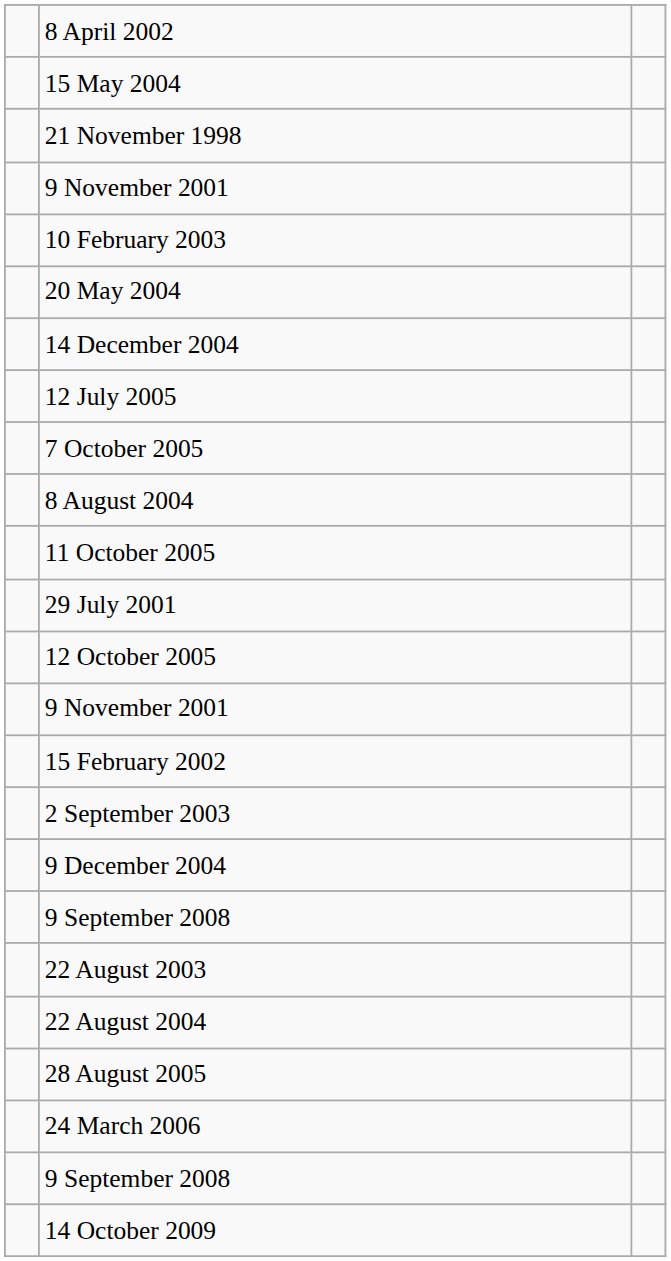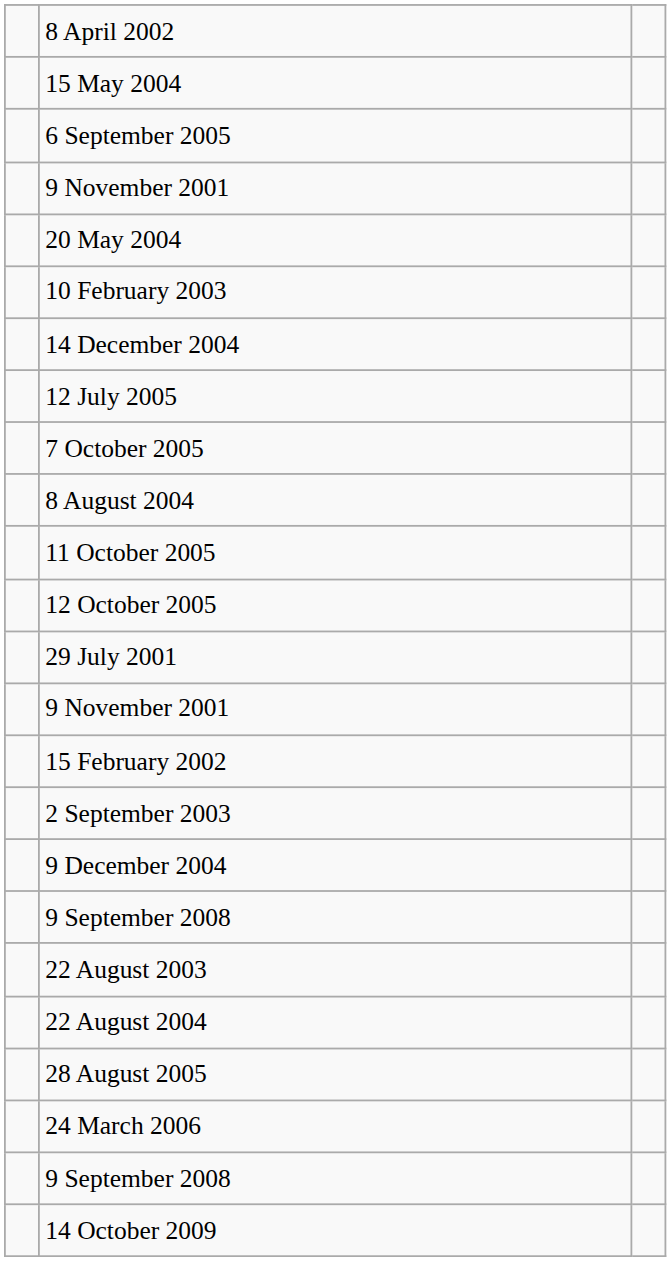+ row: (22, 136)
- row: (22, 136)
rows swapped: (22, 240) <-> (22, 292)
rows swapped: (22, 657) <-> (22, 605)
